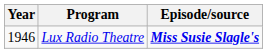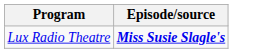- column: (21, 15)
